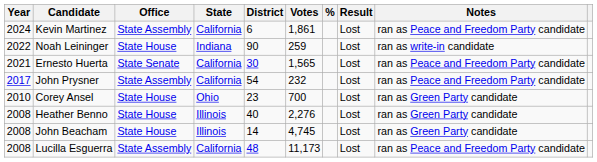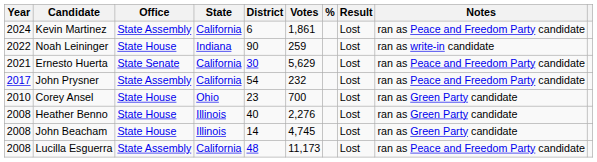(302, 64) 1,565 -> (302, 64) 5,629
